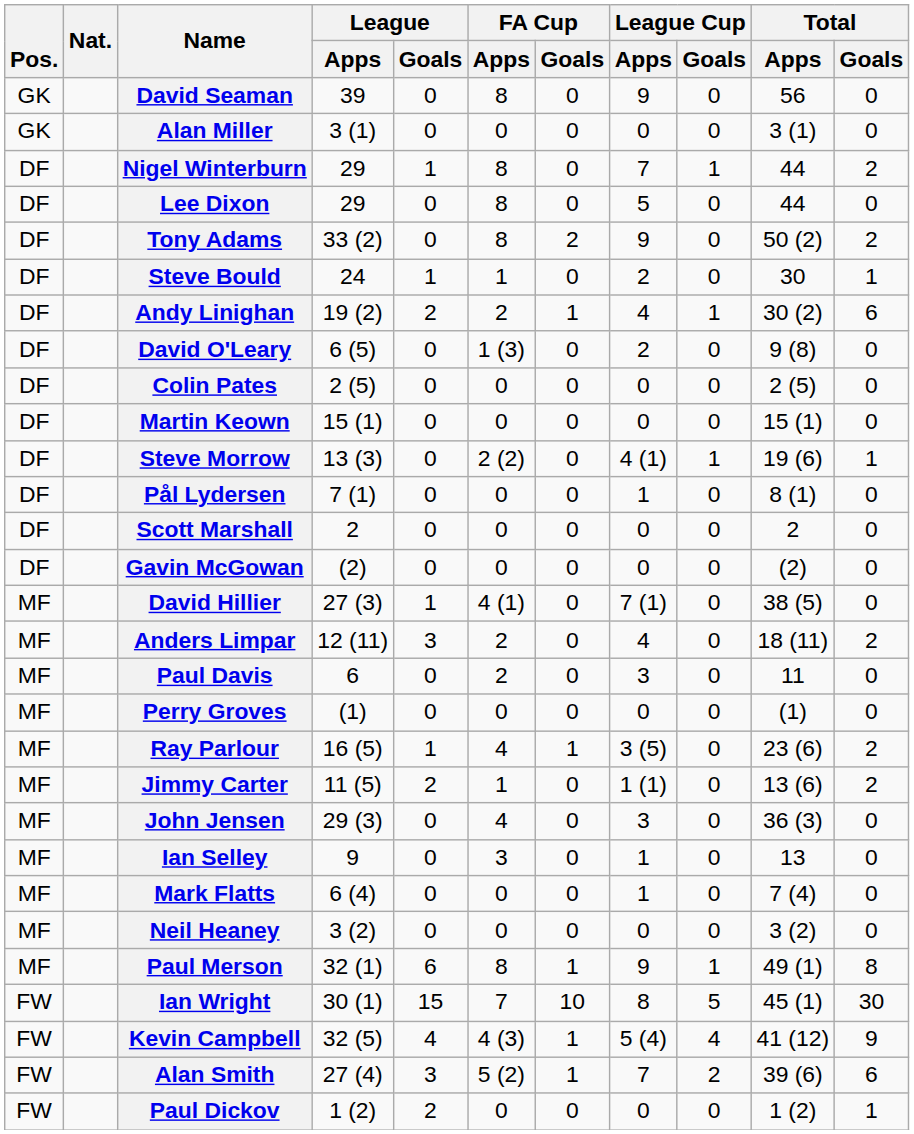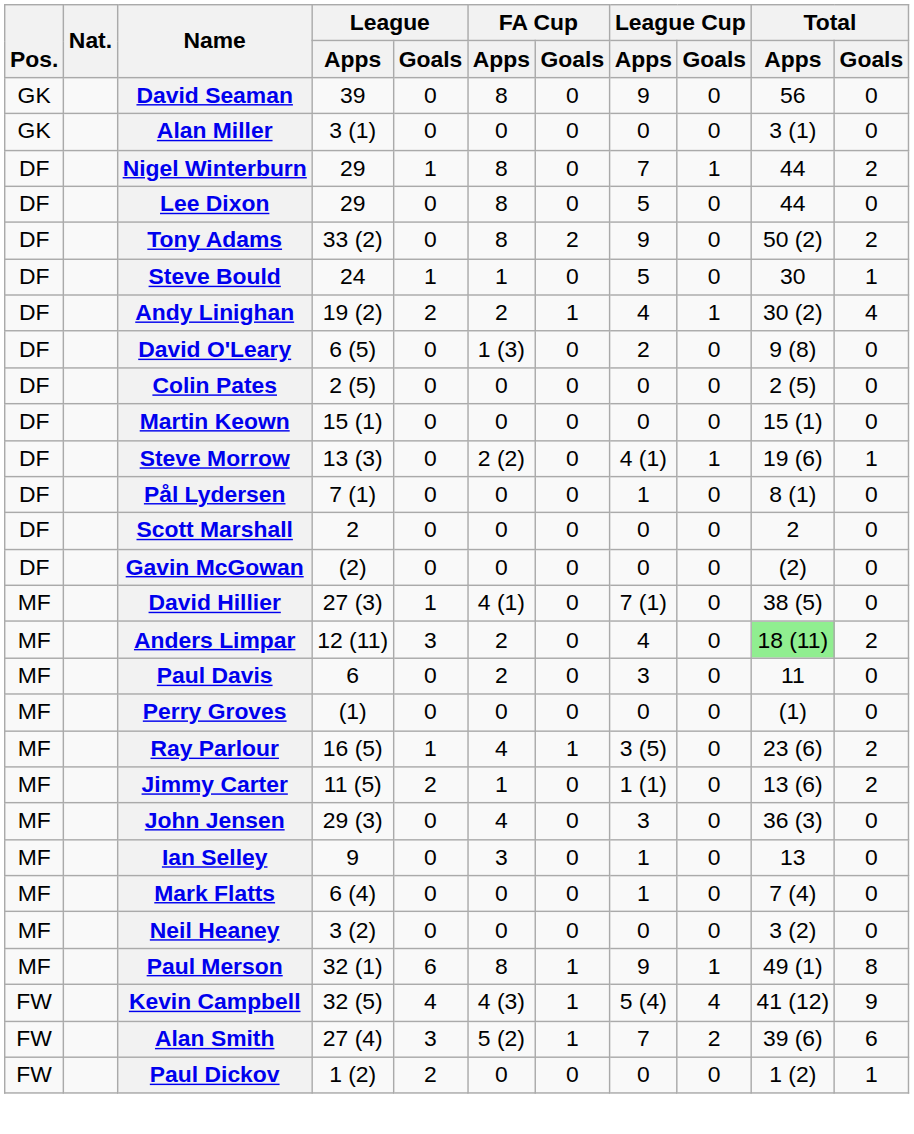(643, 276) 2 -> (643, 276) 5
(871, 312) 6 -> (871, 312) 4
(793, 639) no background -> (793, 639) lightgreen background
- row: (215, 1002)
